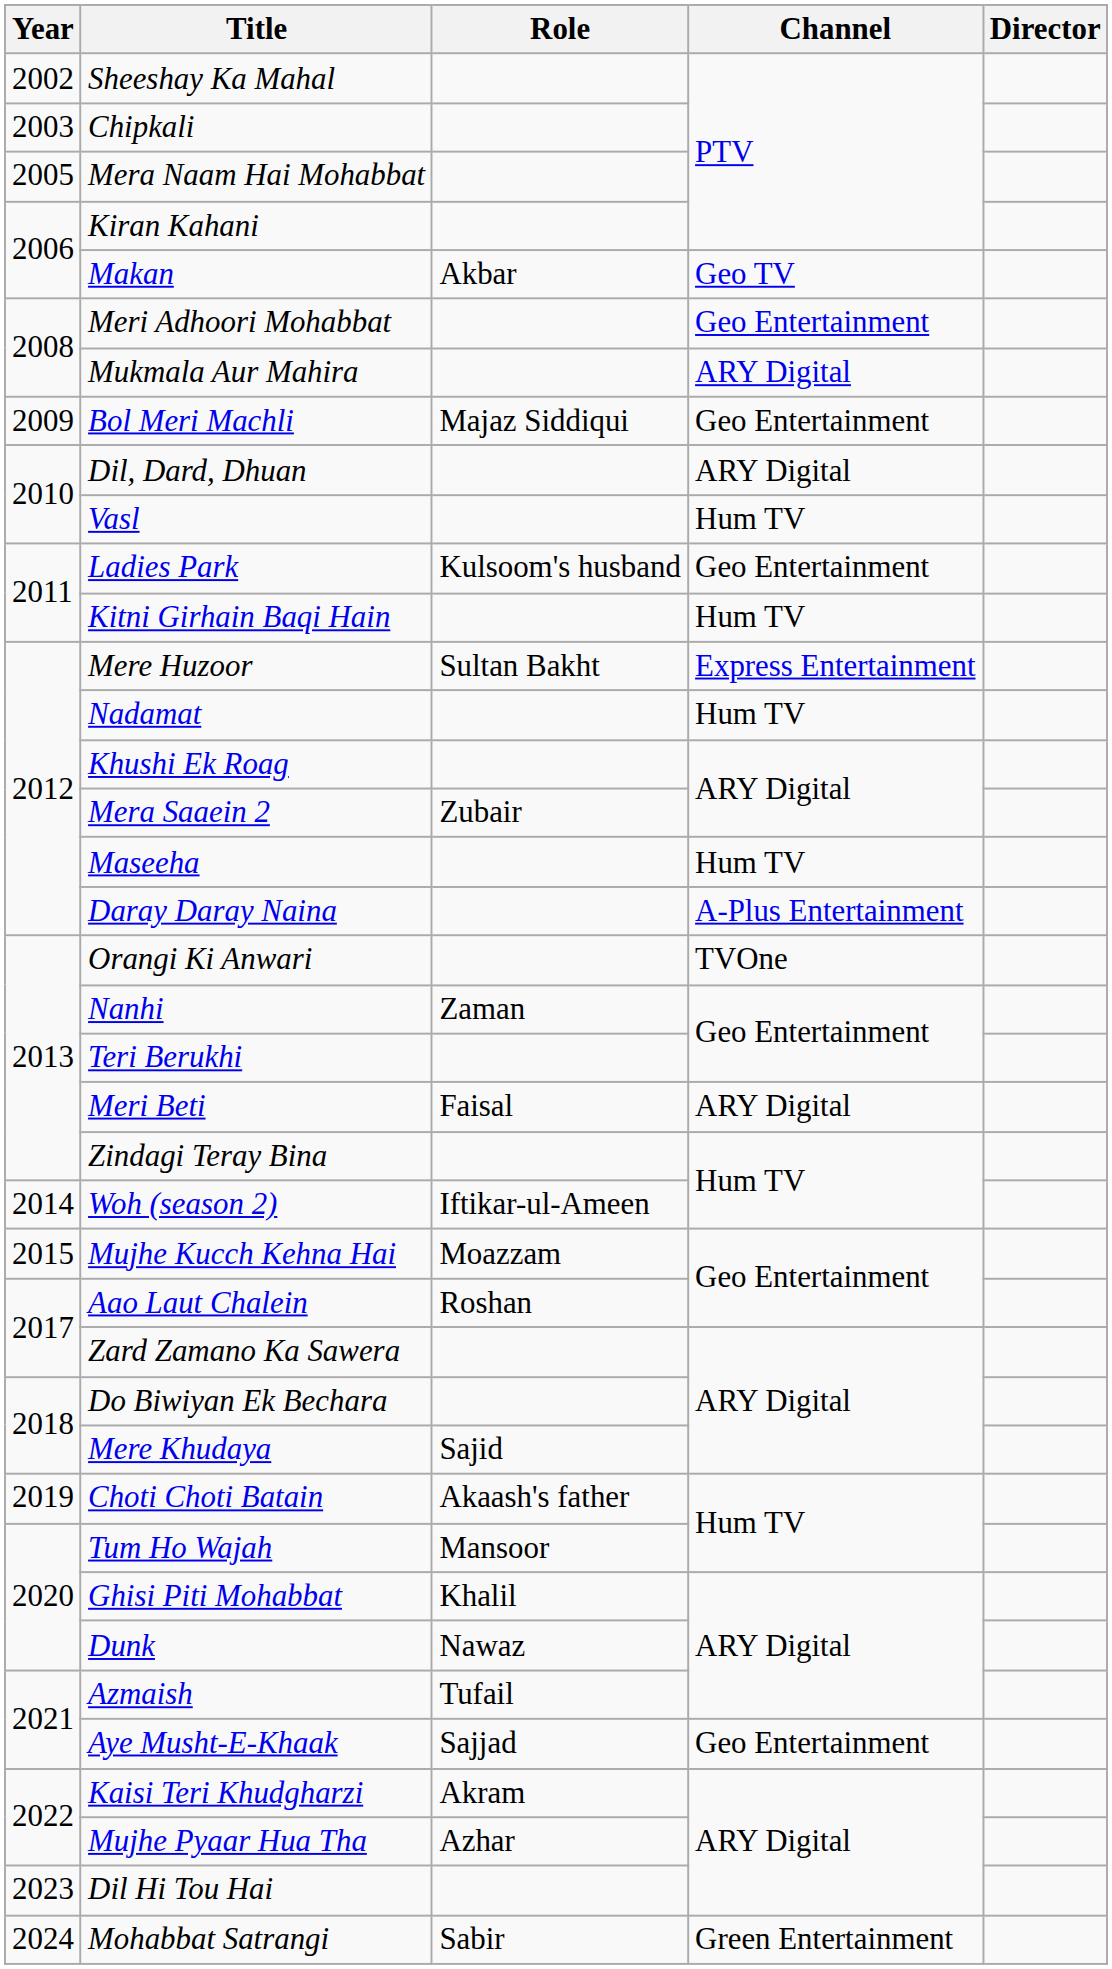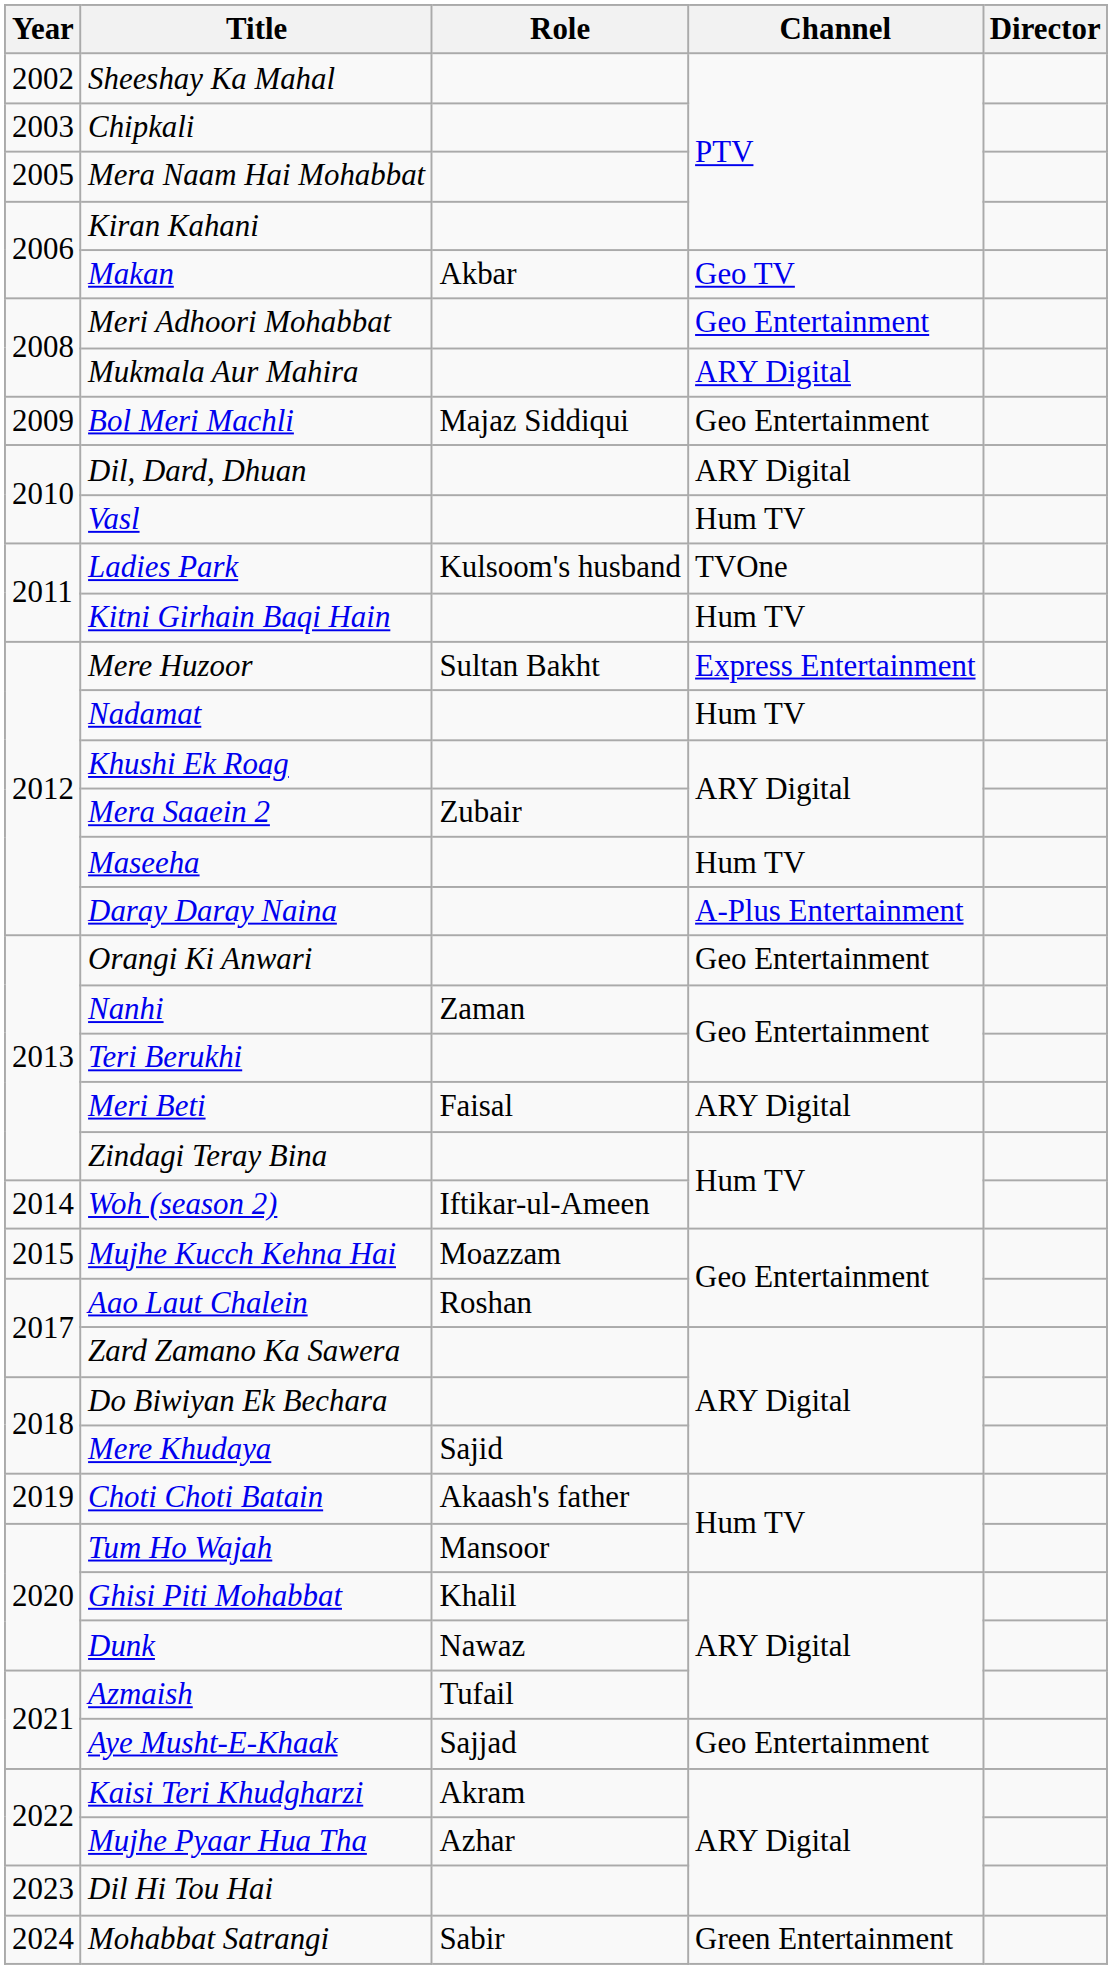(812, 567) Geo Entertainment -> (741, 567) TVOne
(741, 959) TVOne -> (812, 959) Geo Entertainment
